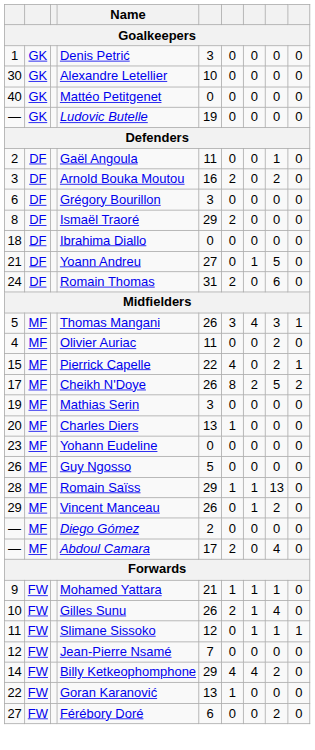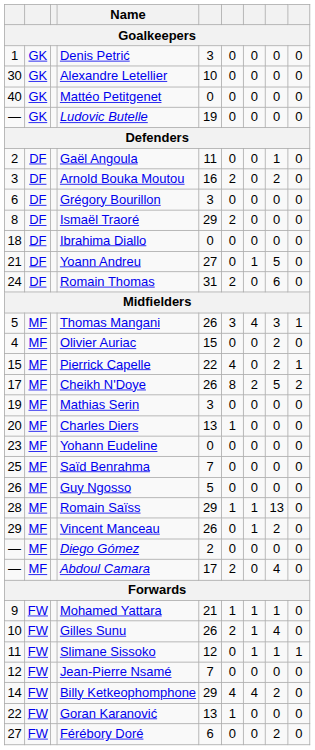(210, 343) 11 -> (210, 343) 15
+ row: (105, 466)
